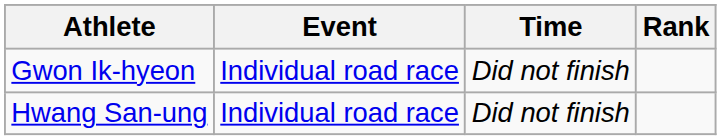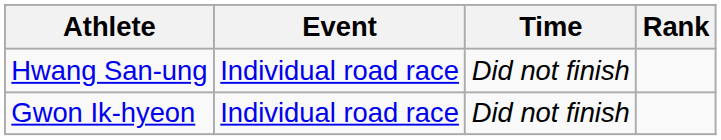rows swapped: (103, 70) <-> (109, 113)
